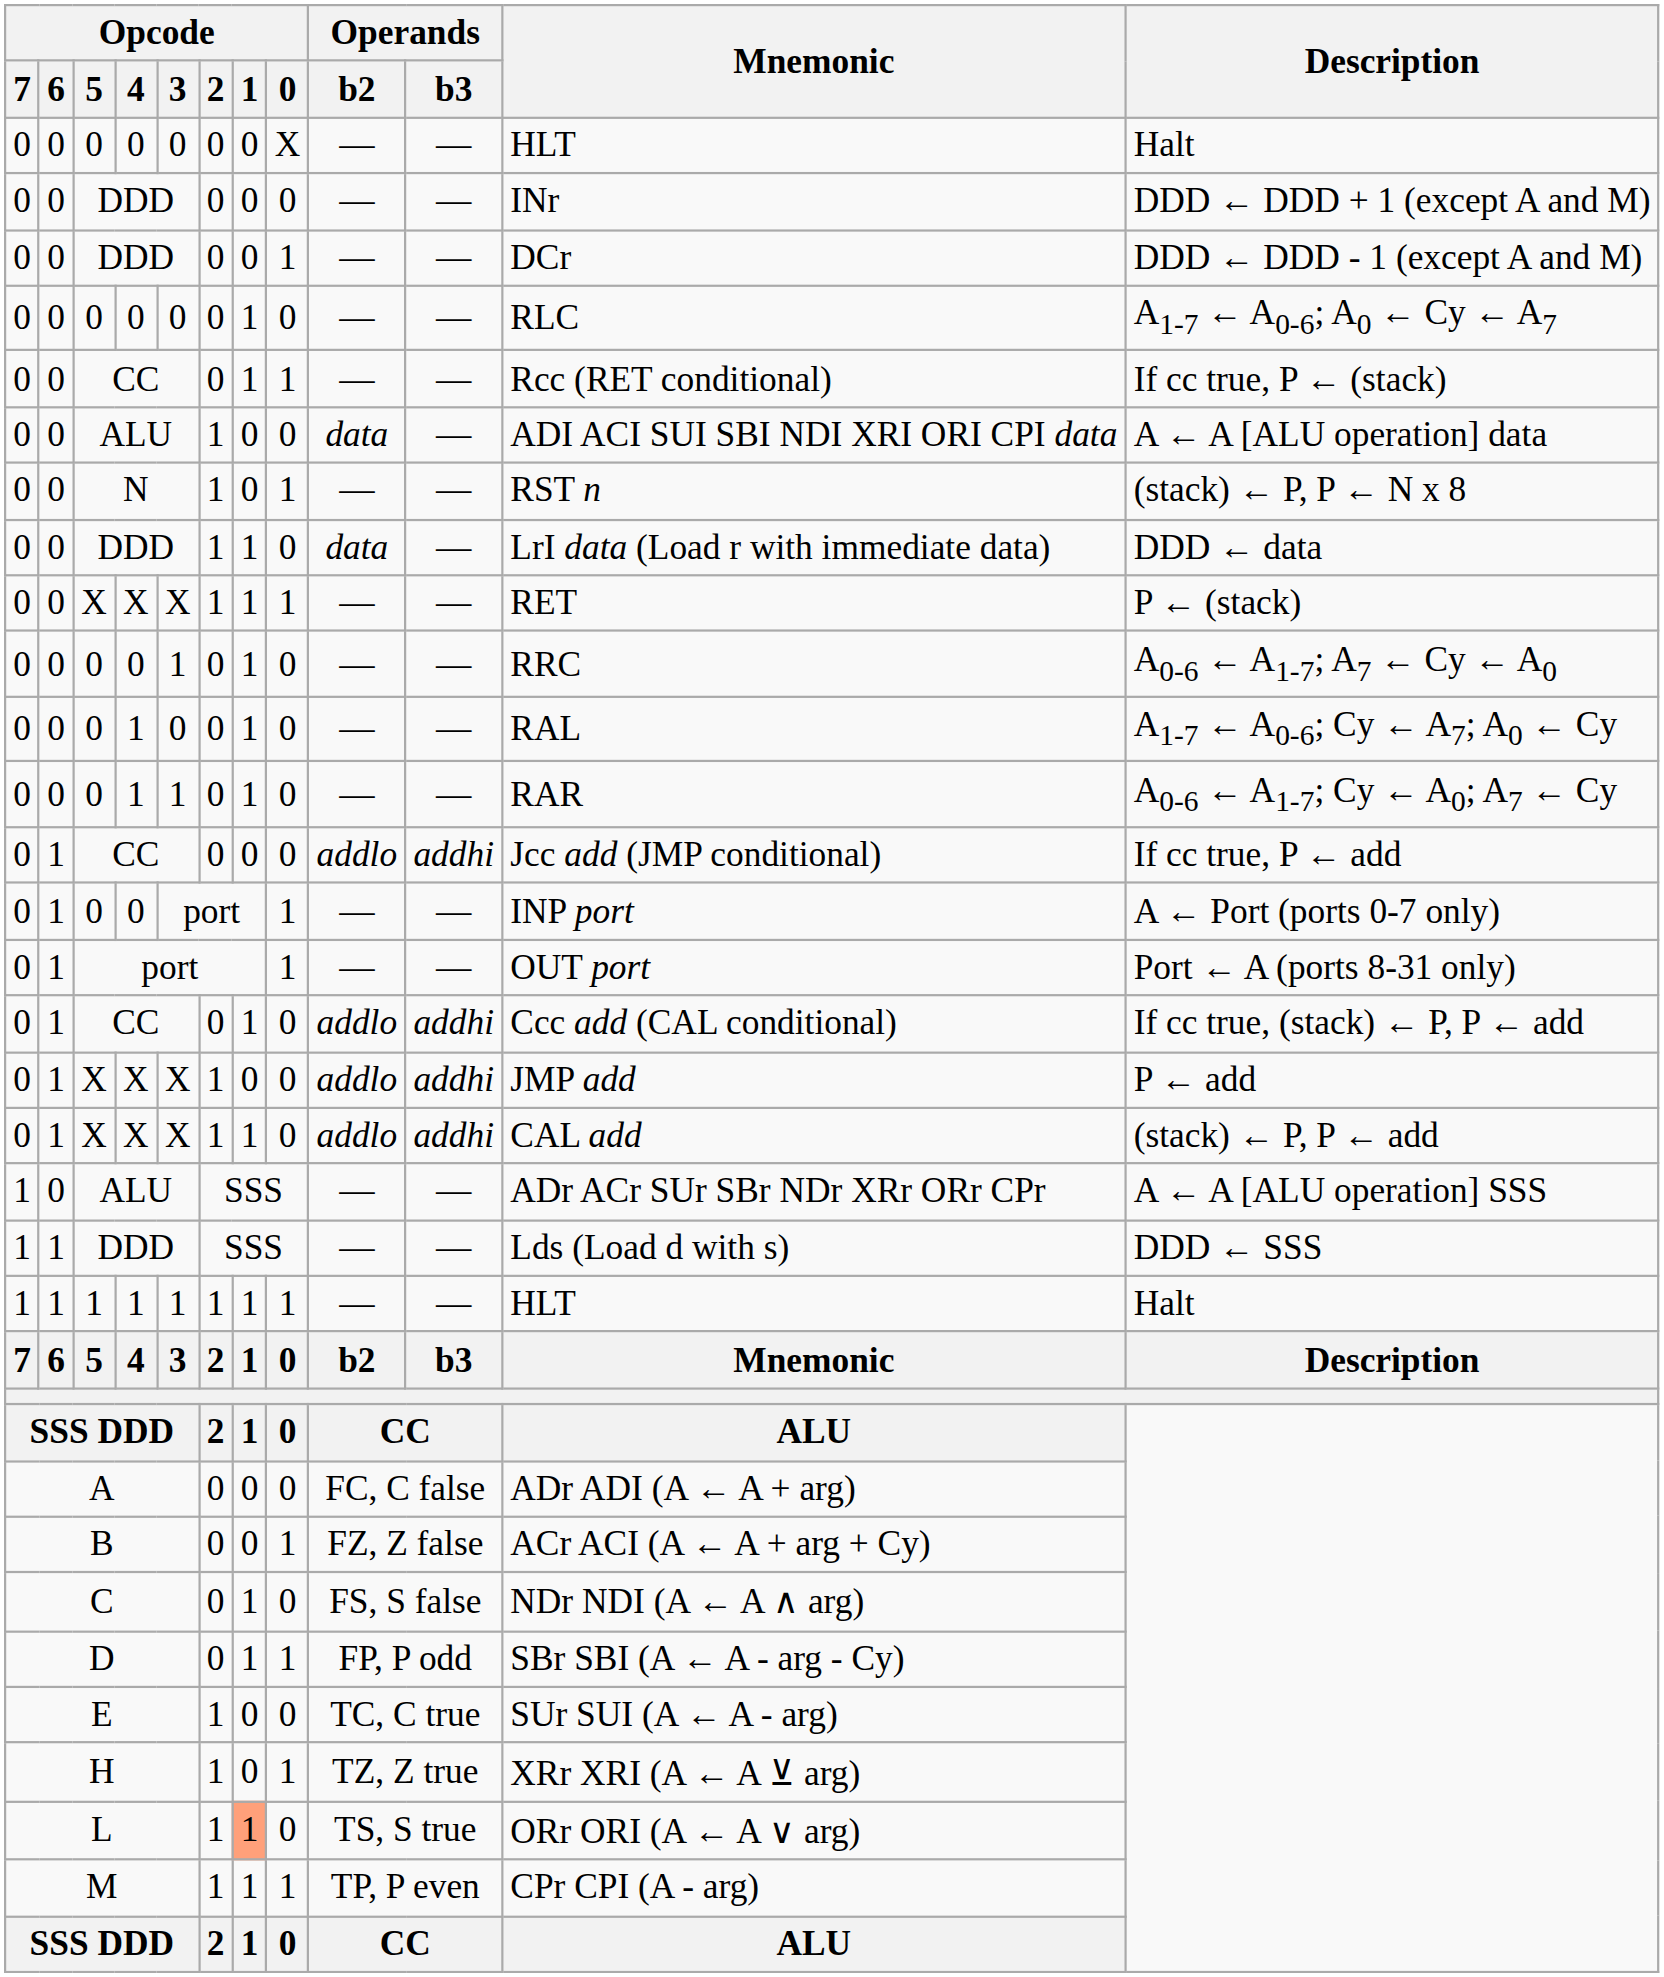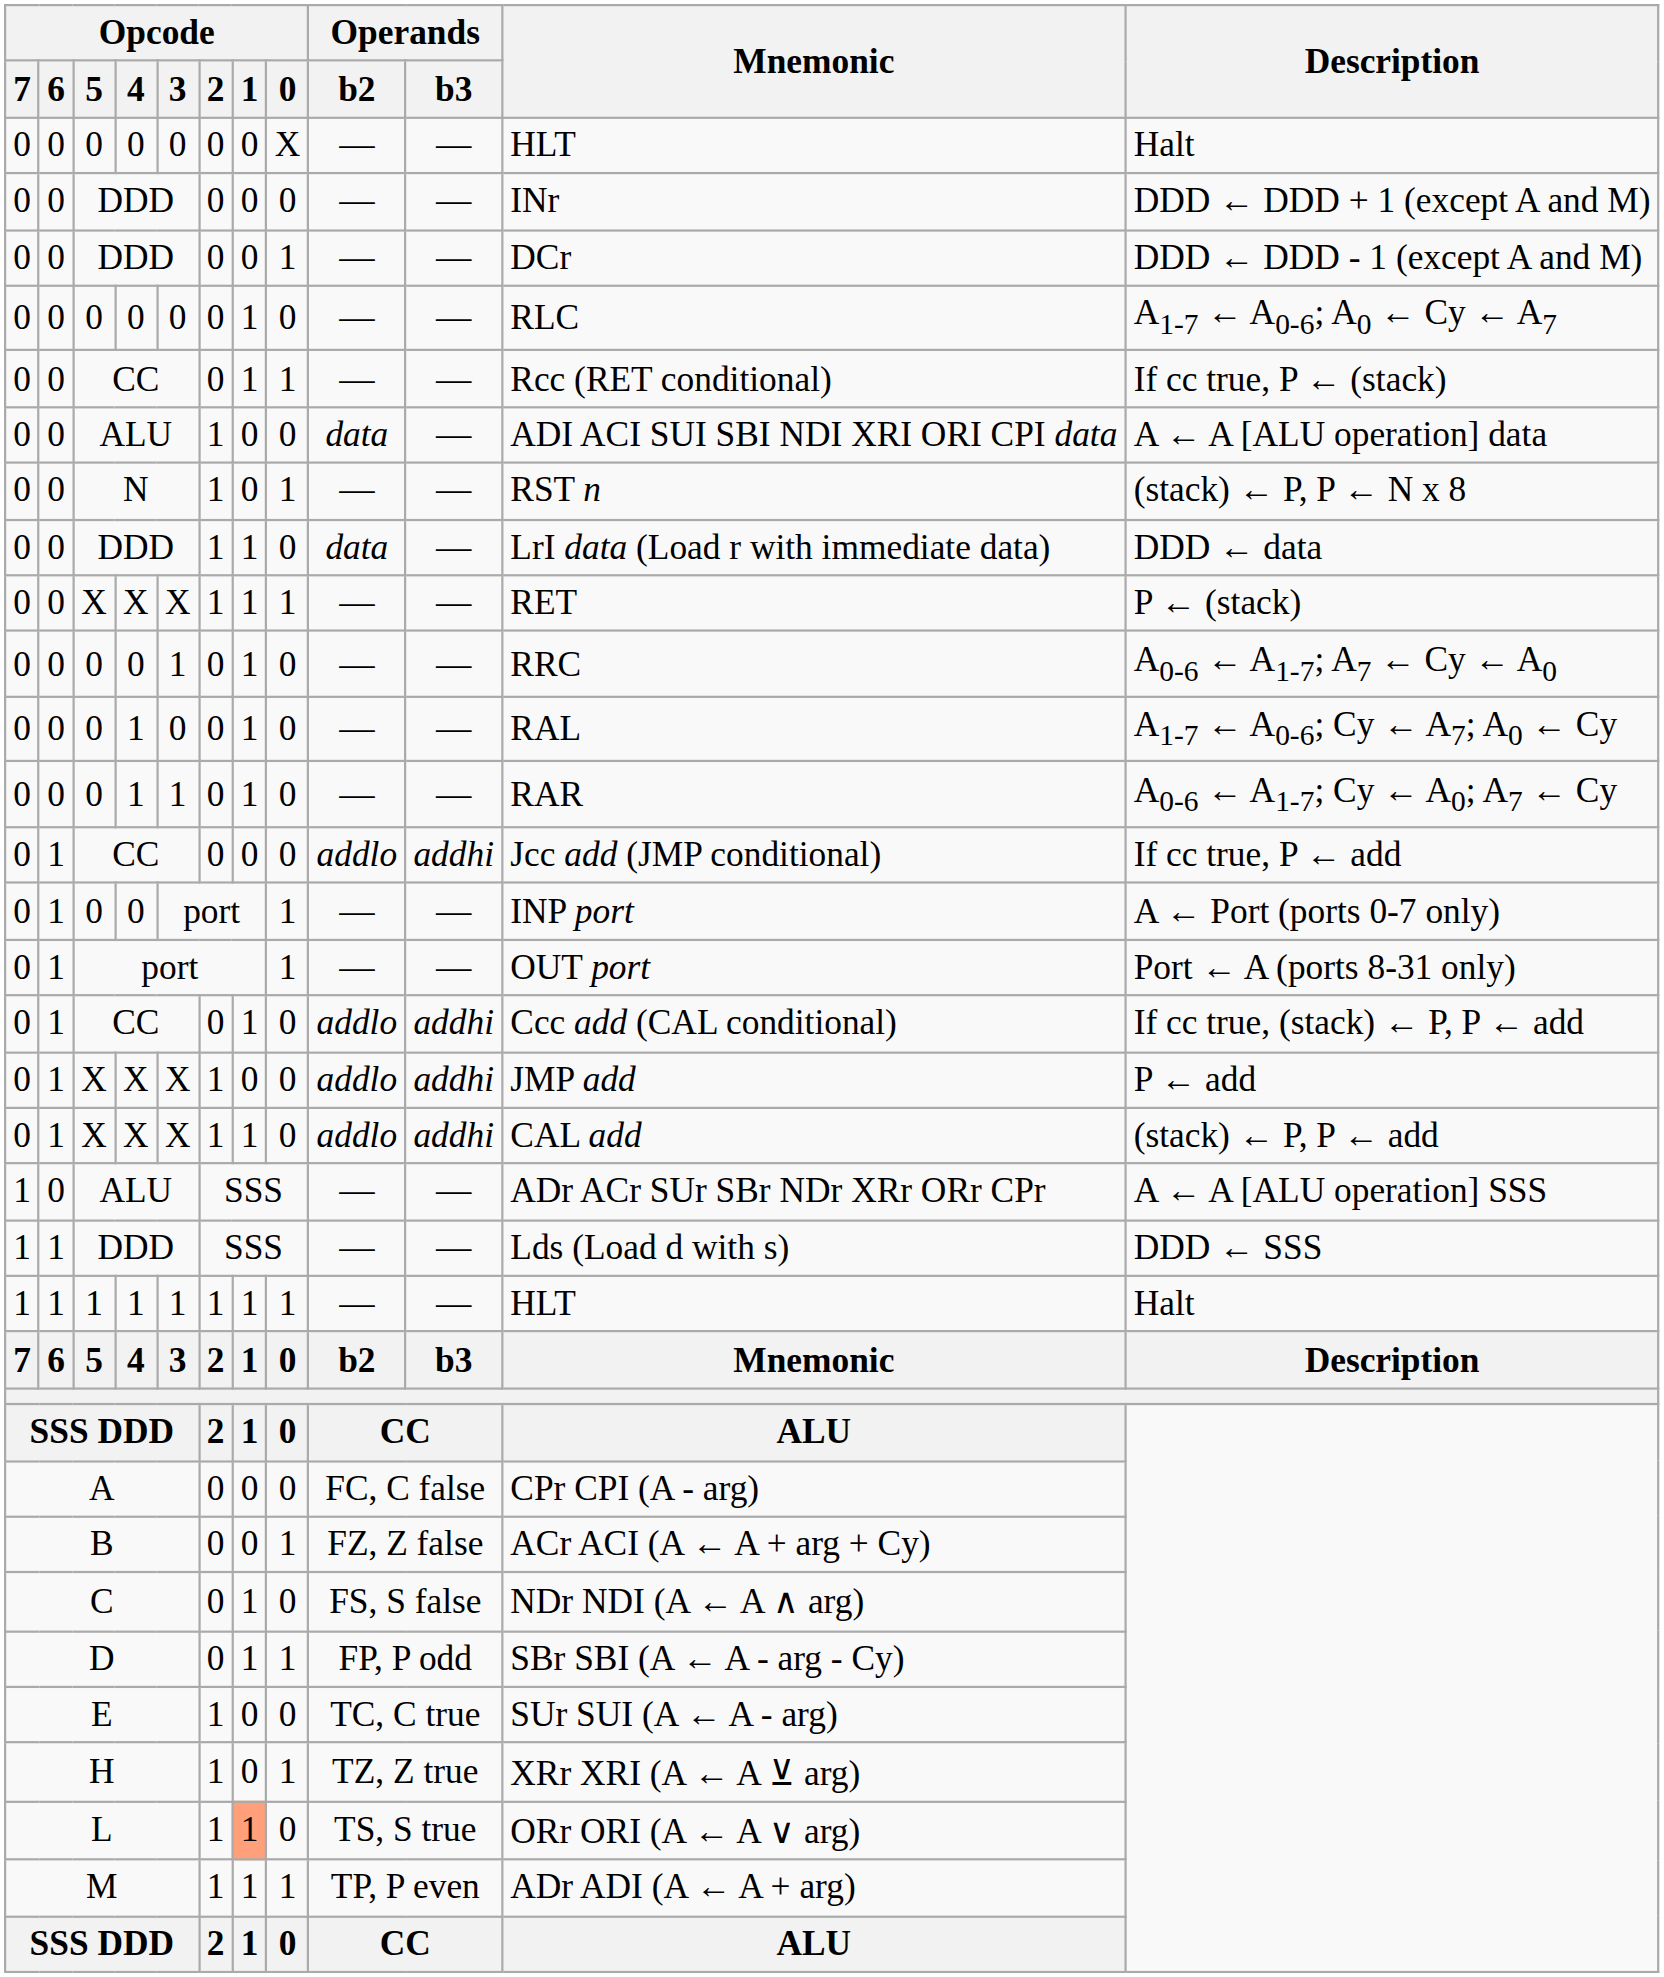(683, 1487) ADr ADI (A ← A + arg) -> (635, 1487) CPr CPI (A - arg)
(635, 1887) CPr CPI (A - arg) -> (683, 1887) ADr ADI (A ← A + arg)
